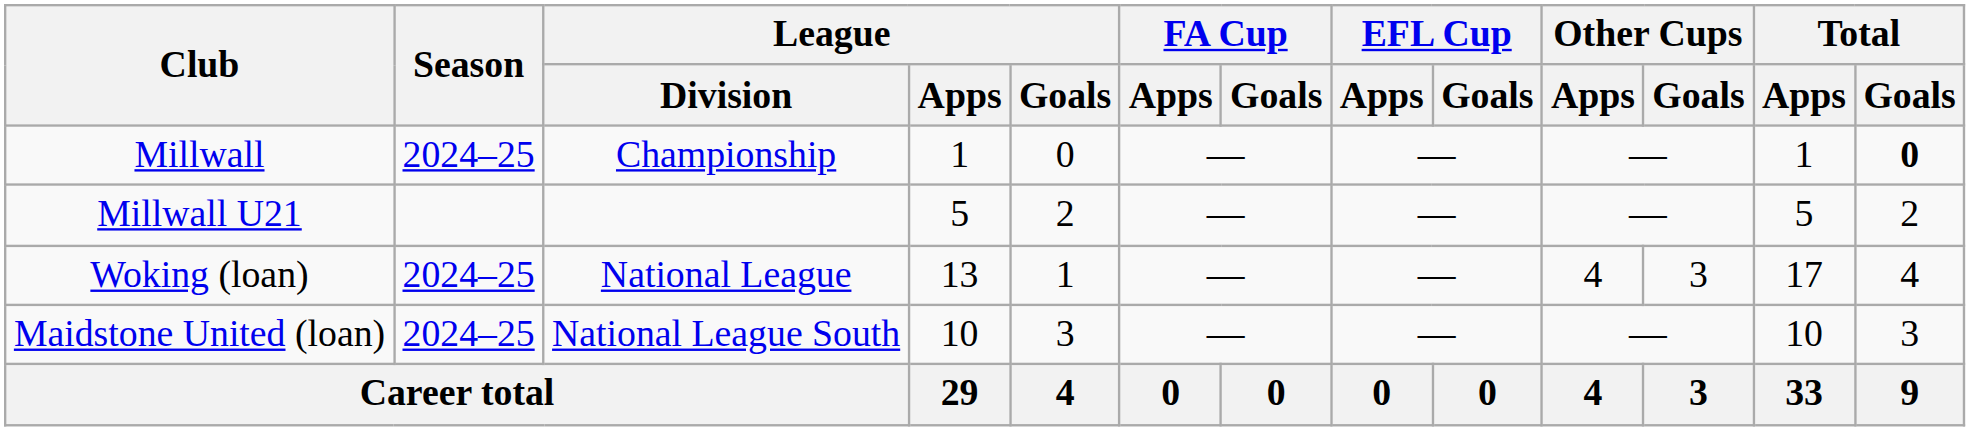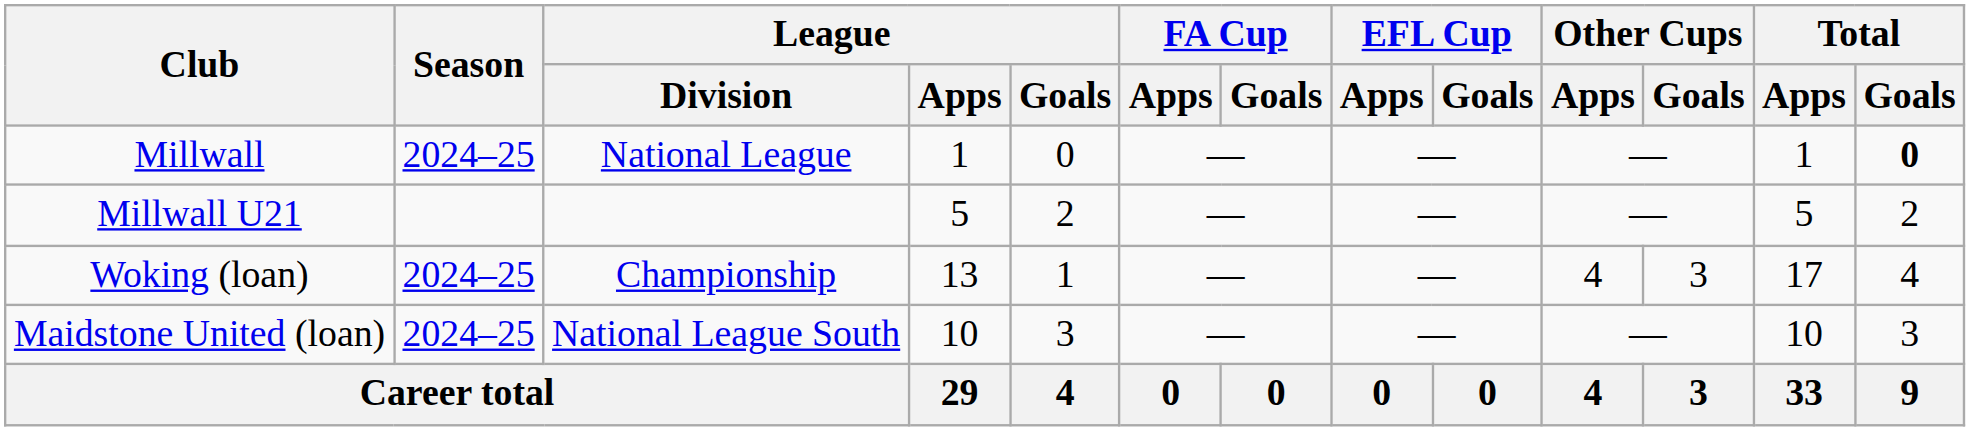(726, 154) Championship -> (726, 154) National League
(726, 273) National League -> (726, 273) Championship
